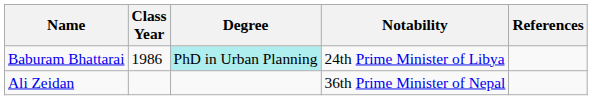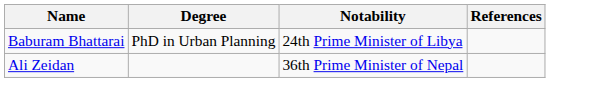- column: (149, 25)
(246, 58) paleturquoise background -> (203, 41) no background
